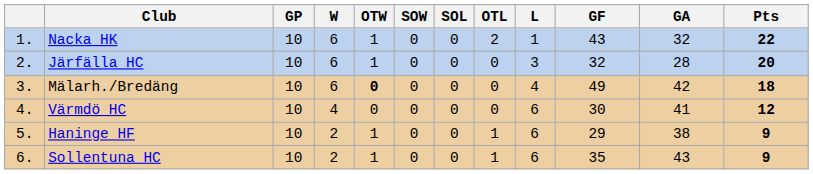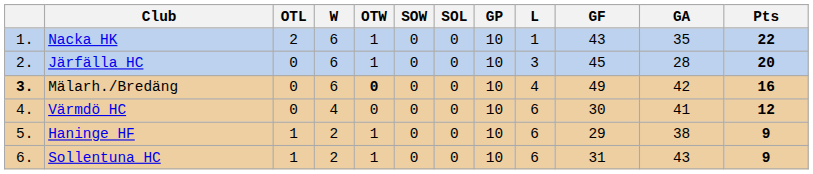columns swapped: (294, 16) <-> (495, 16)
(682, 40) 32 -> (682, 40) 35
(597, 63) 32 -> (597, 63) 45
(25, 87) normal -> (25, 87) bold
(766, 87) 18 -> (766, 87) 16
(597, 157) 35 -> (597, 157) 31
